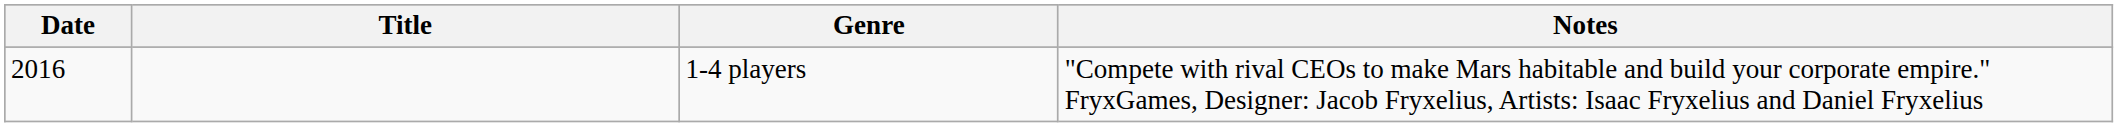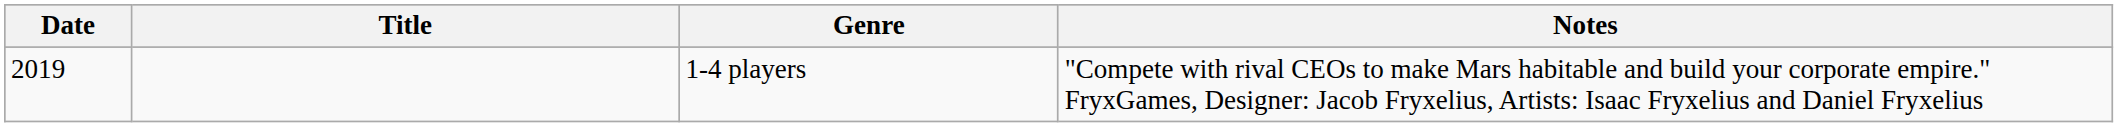(38, 68) 2016 -> (38, 68) 2019
